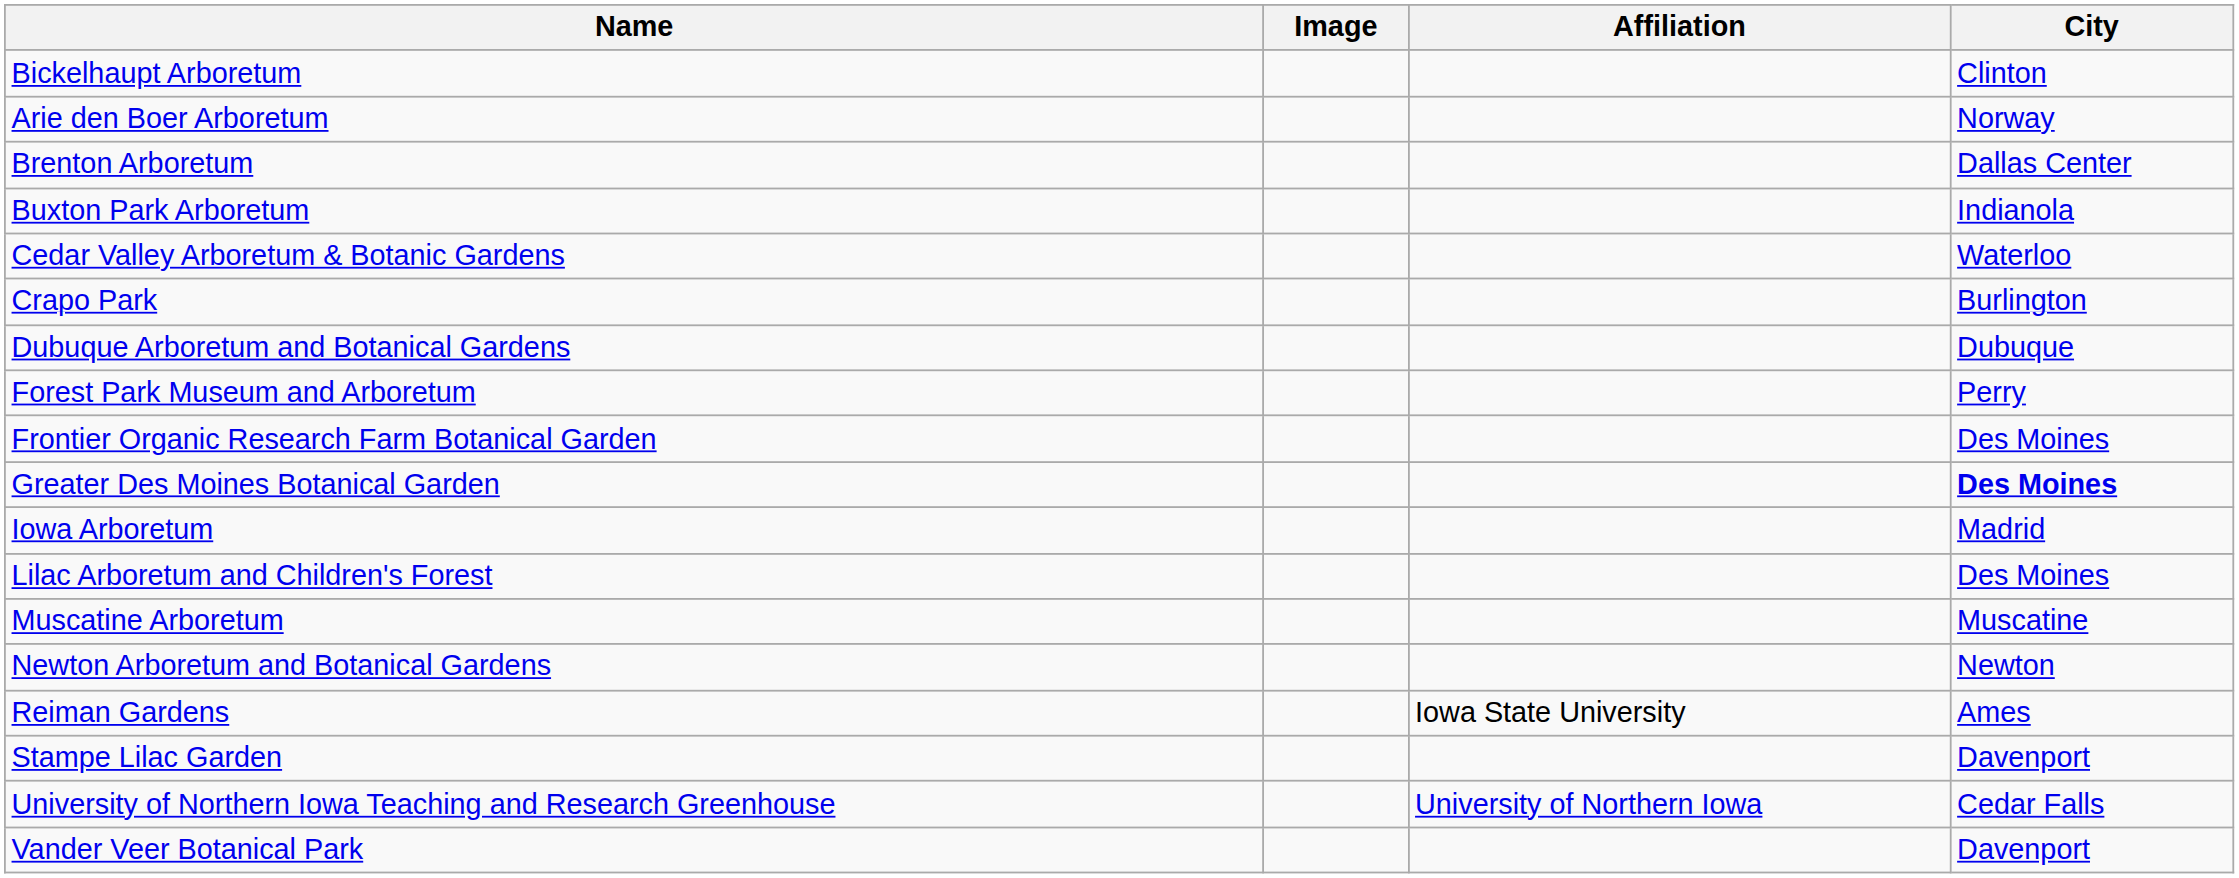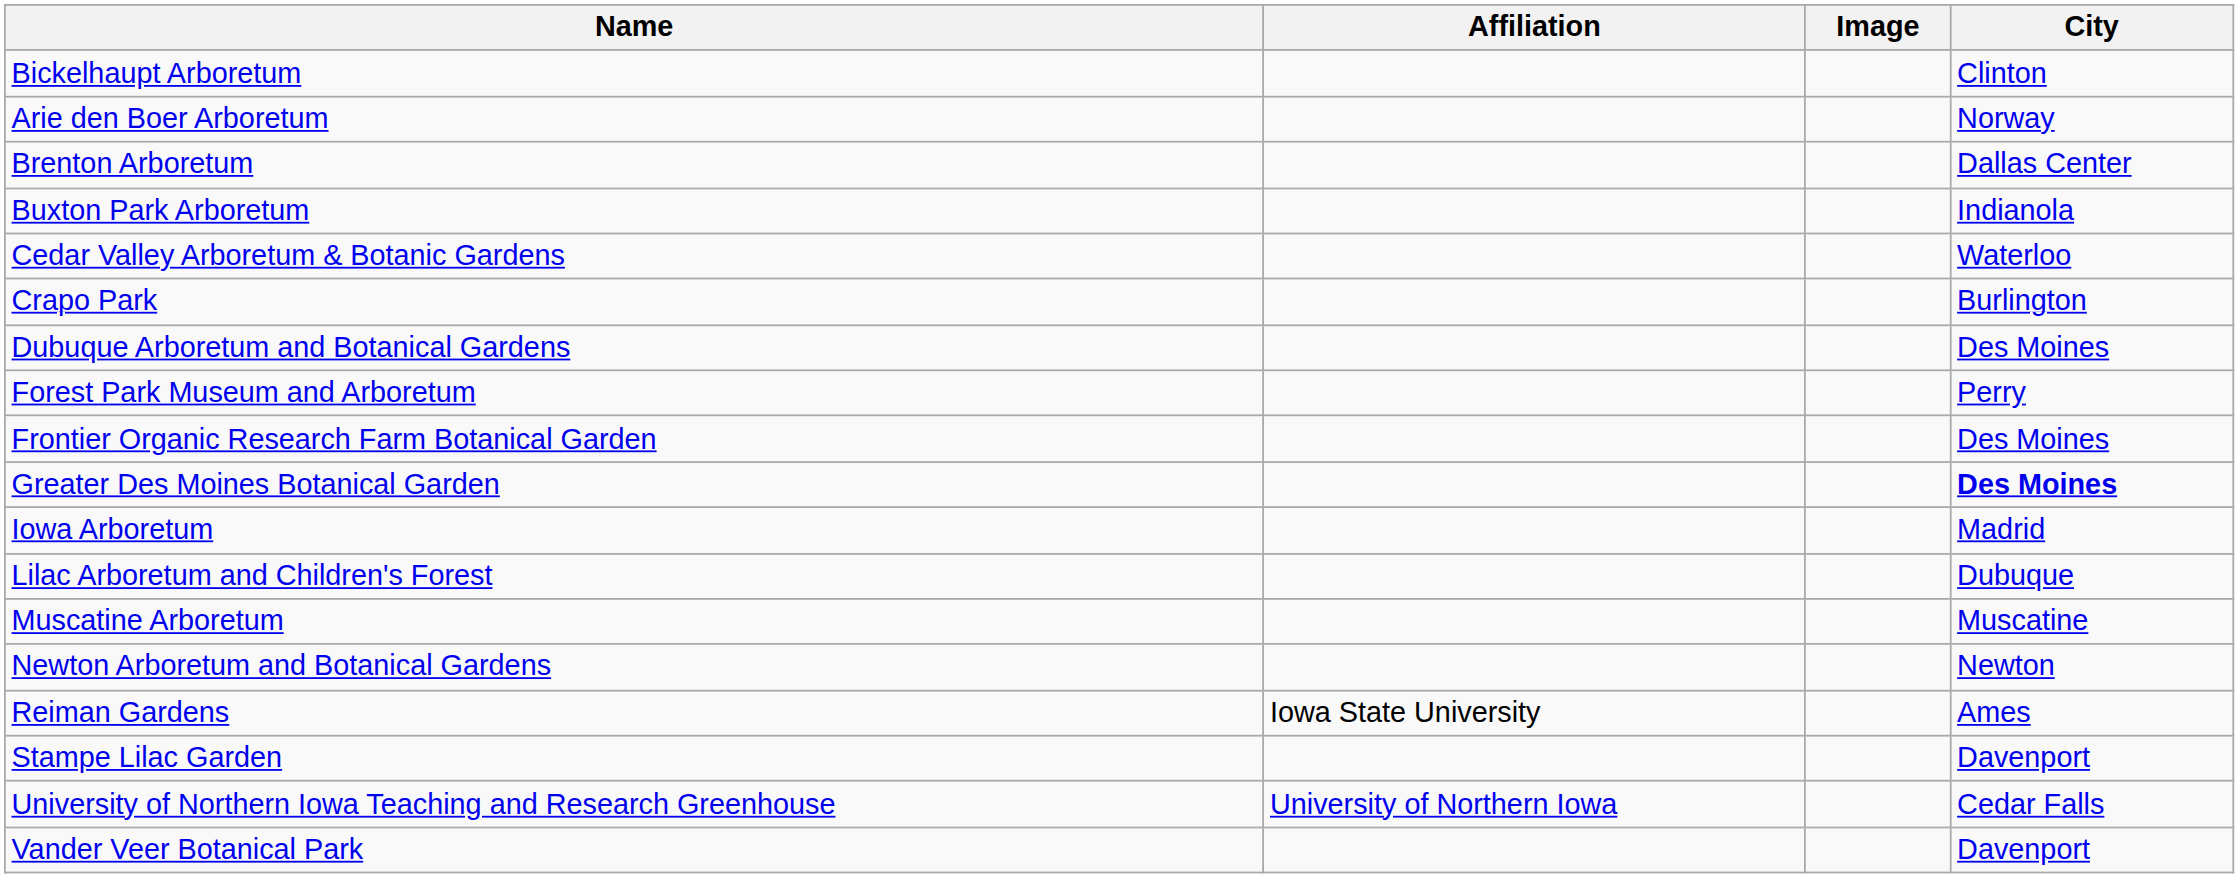columns swapped: (1336, 27) <-> (1679, 27)
(2016, 347) Dubuque -> (2033, 347) Des Moines
(2033, 575) Des Moines -> (2016, 575) Dubuque
